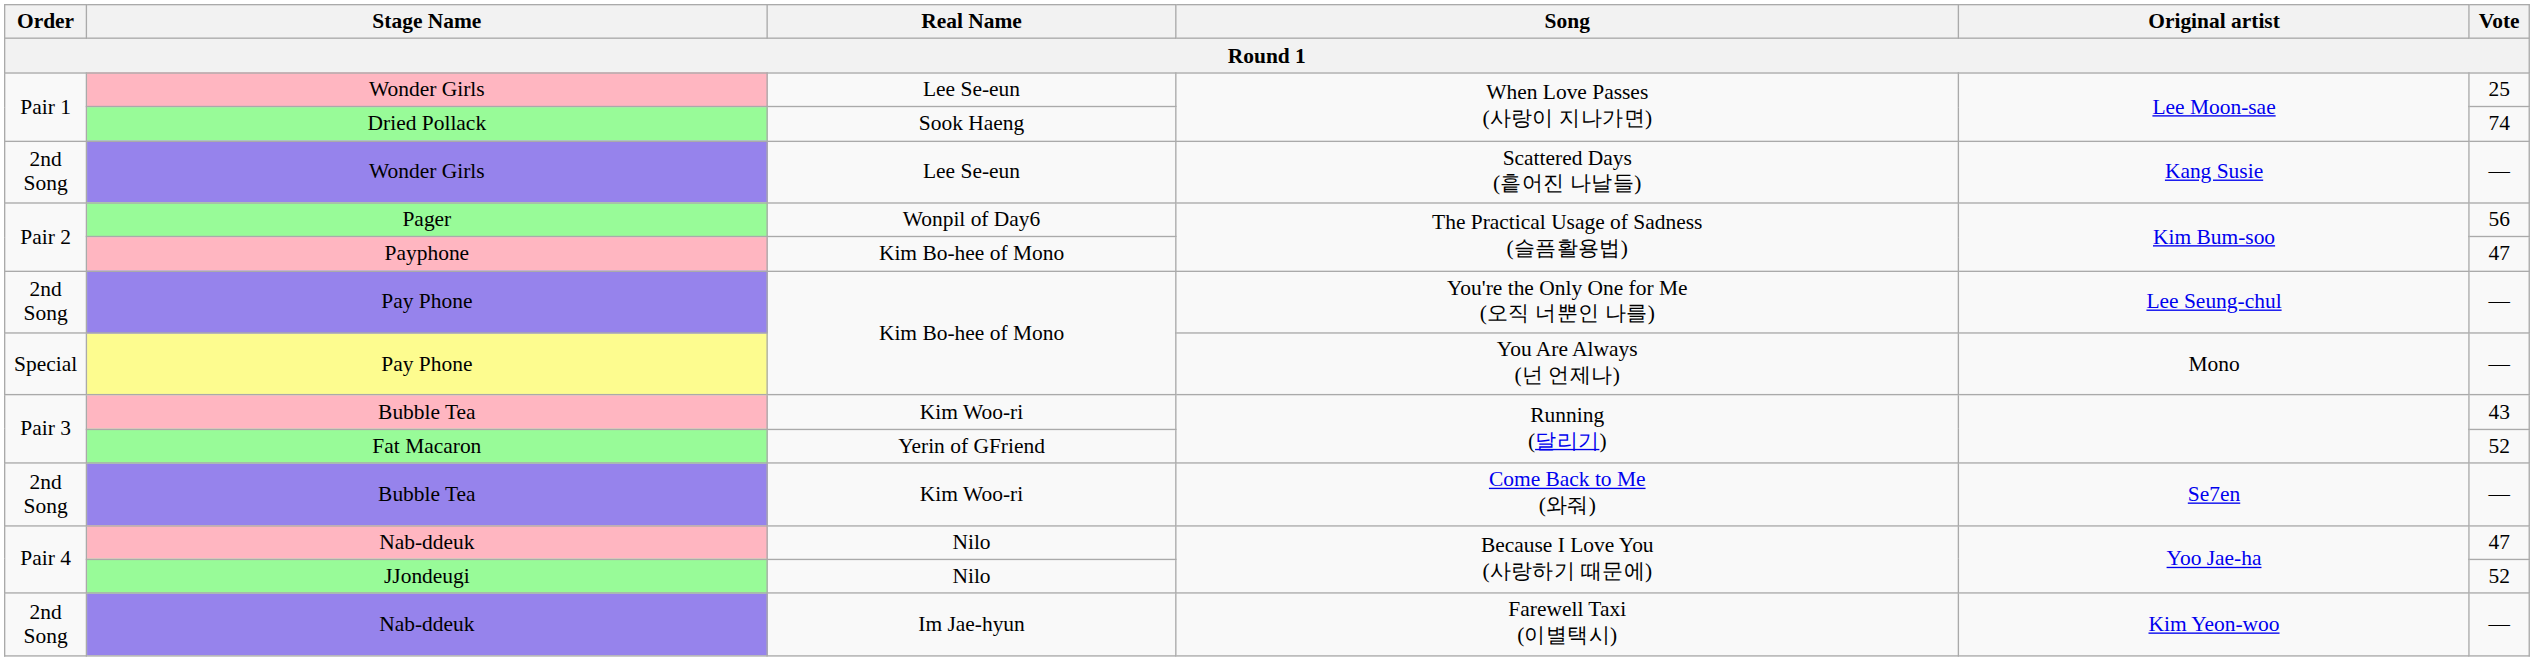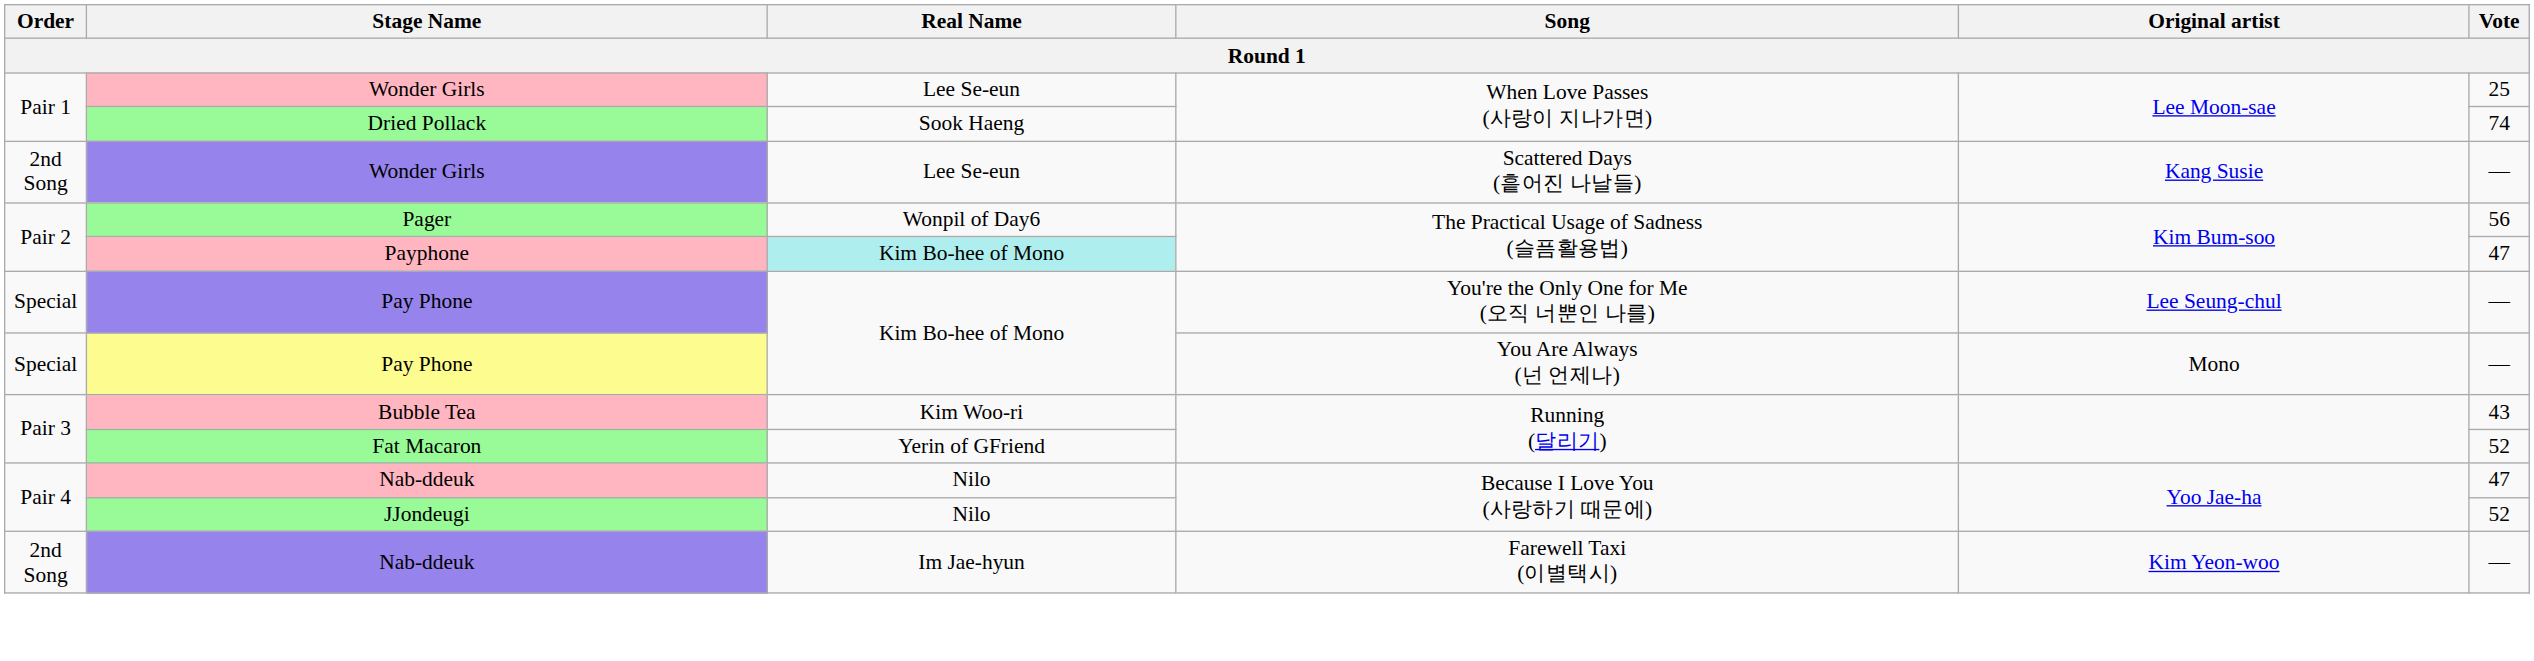(972, 253) no background -> (972, 253) paleturquoise background
(46, 301) 2nd Song -> (46, 301) Special
- row: (427, 494)
